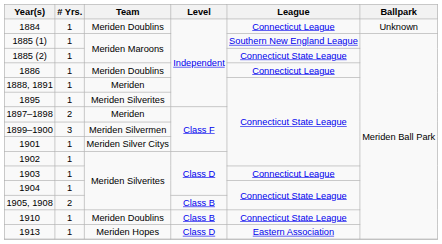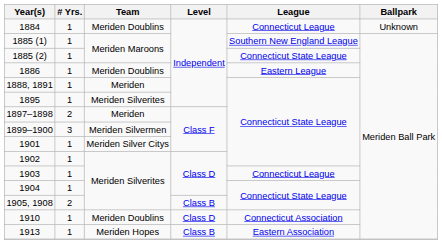(293, 71) Connecticut League -> (293, 71) Eastern League
(199, 217) Class B -> (199, 217) Class D
(293, 217) Connecticut State League -> (293, 217) Connecticut Association
(199, 232) Class D -> (199, 232) Class B
